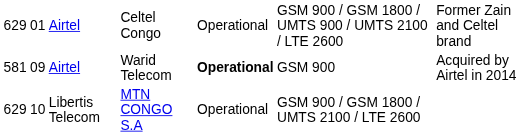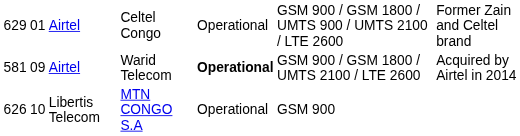(306, 68) GSM 900 -> (349, 68) GSM 900 / GSM 1800 / UMTS 2100 / LTE 2600
(15, 110) 629 -> (15, 110) 626
(349, 110) GSM 900 / GSM 1800 / UMTS 2100 / LTE 2600 -> (306, 110) GSM 900
